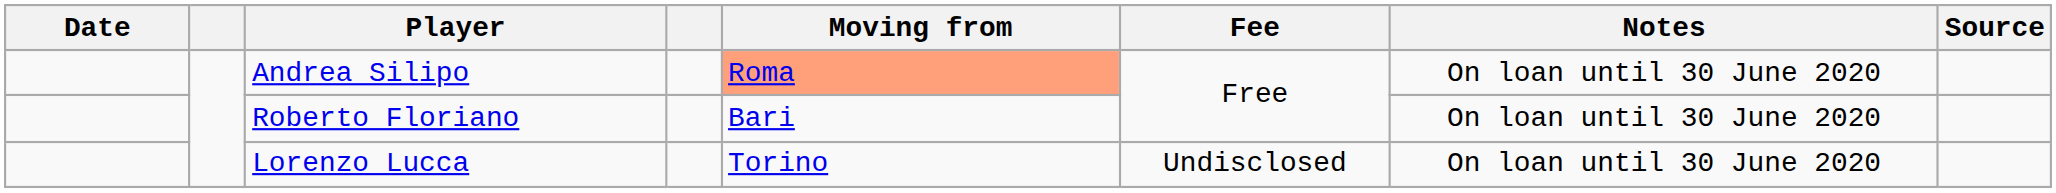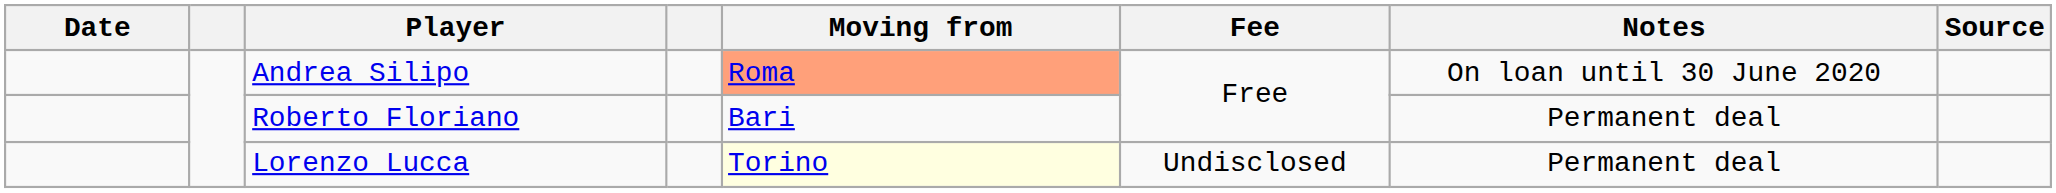(1664, 118) On loan until 30 June 2020 -> (1664, 118) Permanent deal
(778, 164) no background -> (778, 164) lightyellow background
(1664, 164) On loan until 30 June 2020 -> (1664, 164) Permanent deal
